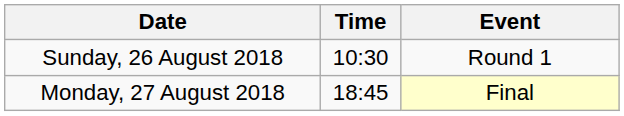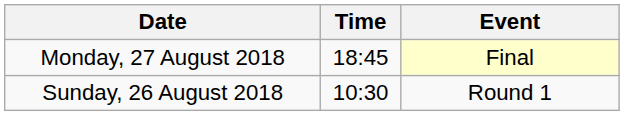rows swapped: (163, 57) <-> (163, 92)
